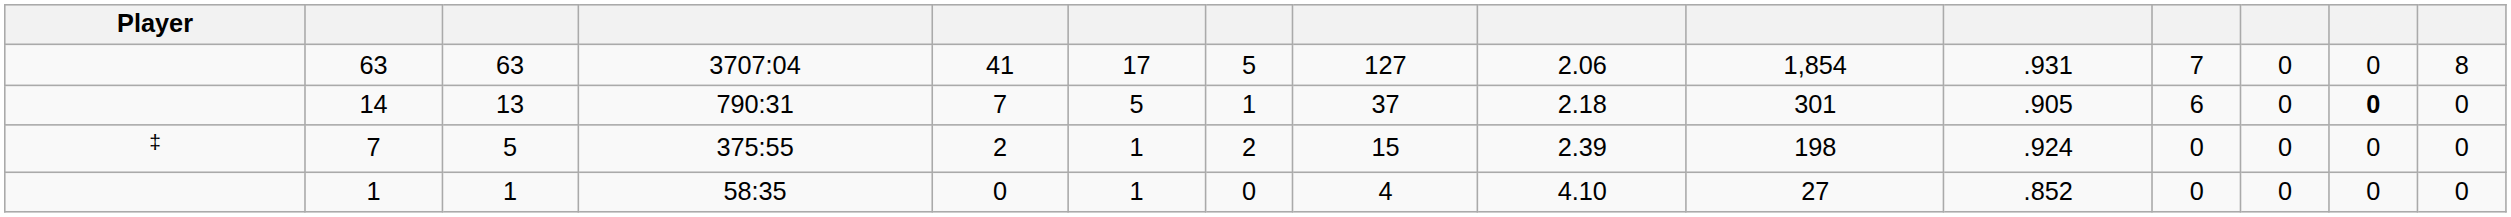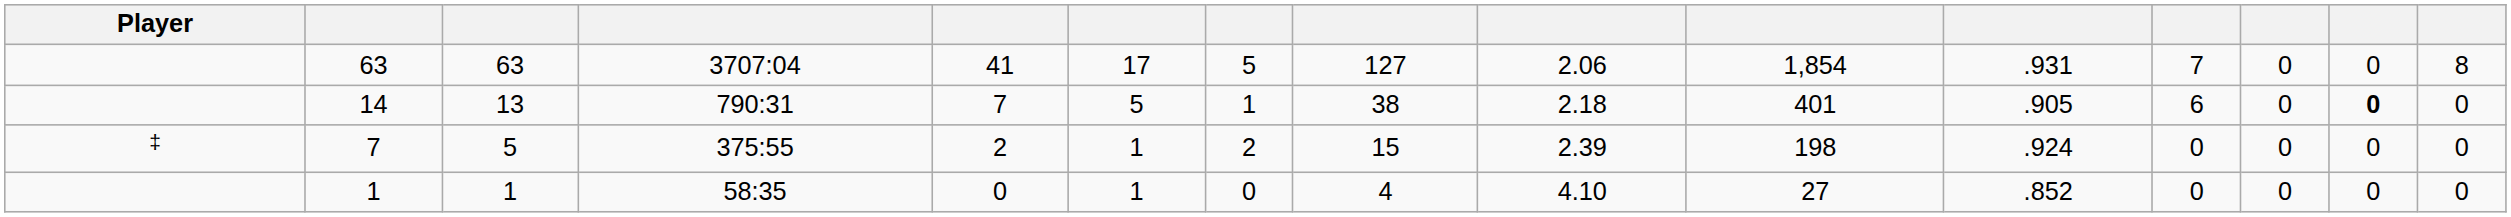(1385, 104) 37 -> (1385, 104) 38
(1815, 104) 301 -> (1815, 104) 401
